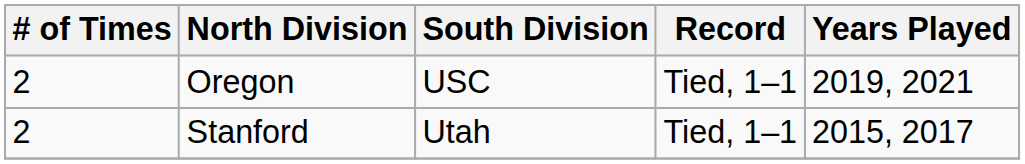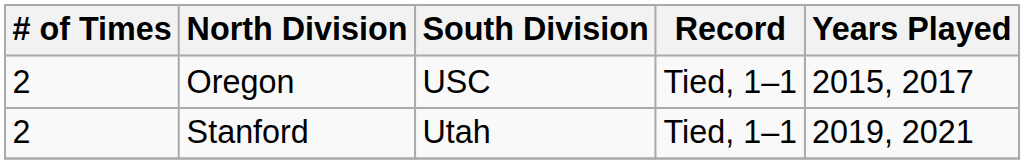(893, 81) 2019, 2021 -> (893, 81) 2015, 2017
(893, 132) 2015, 2017 -> (893, 132) 2019, 2021
